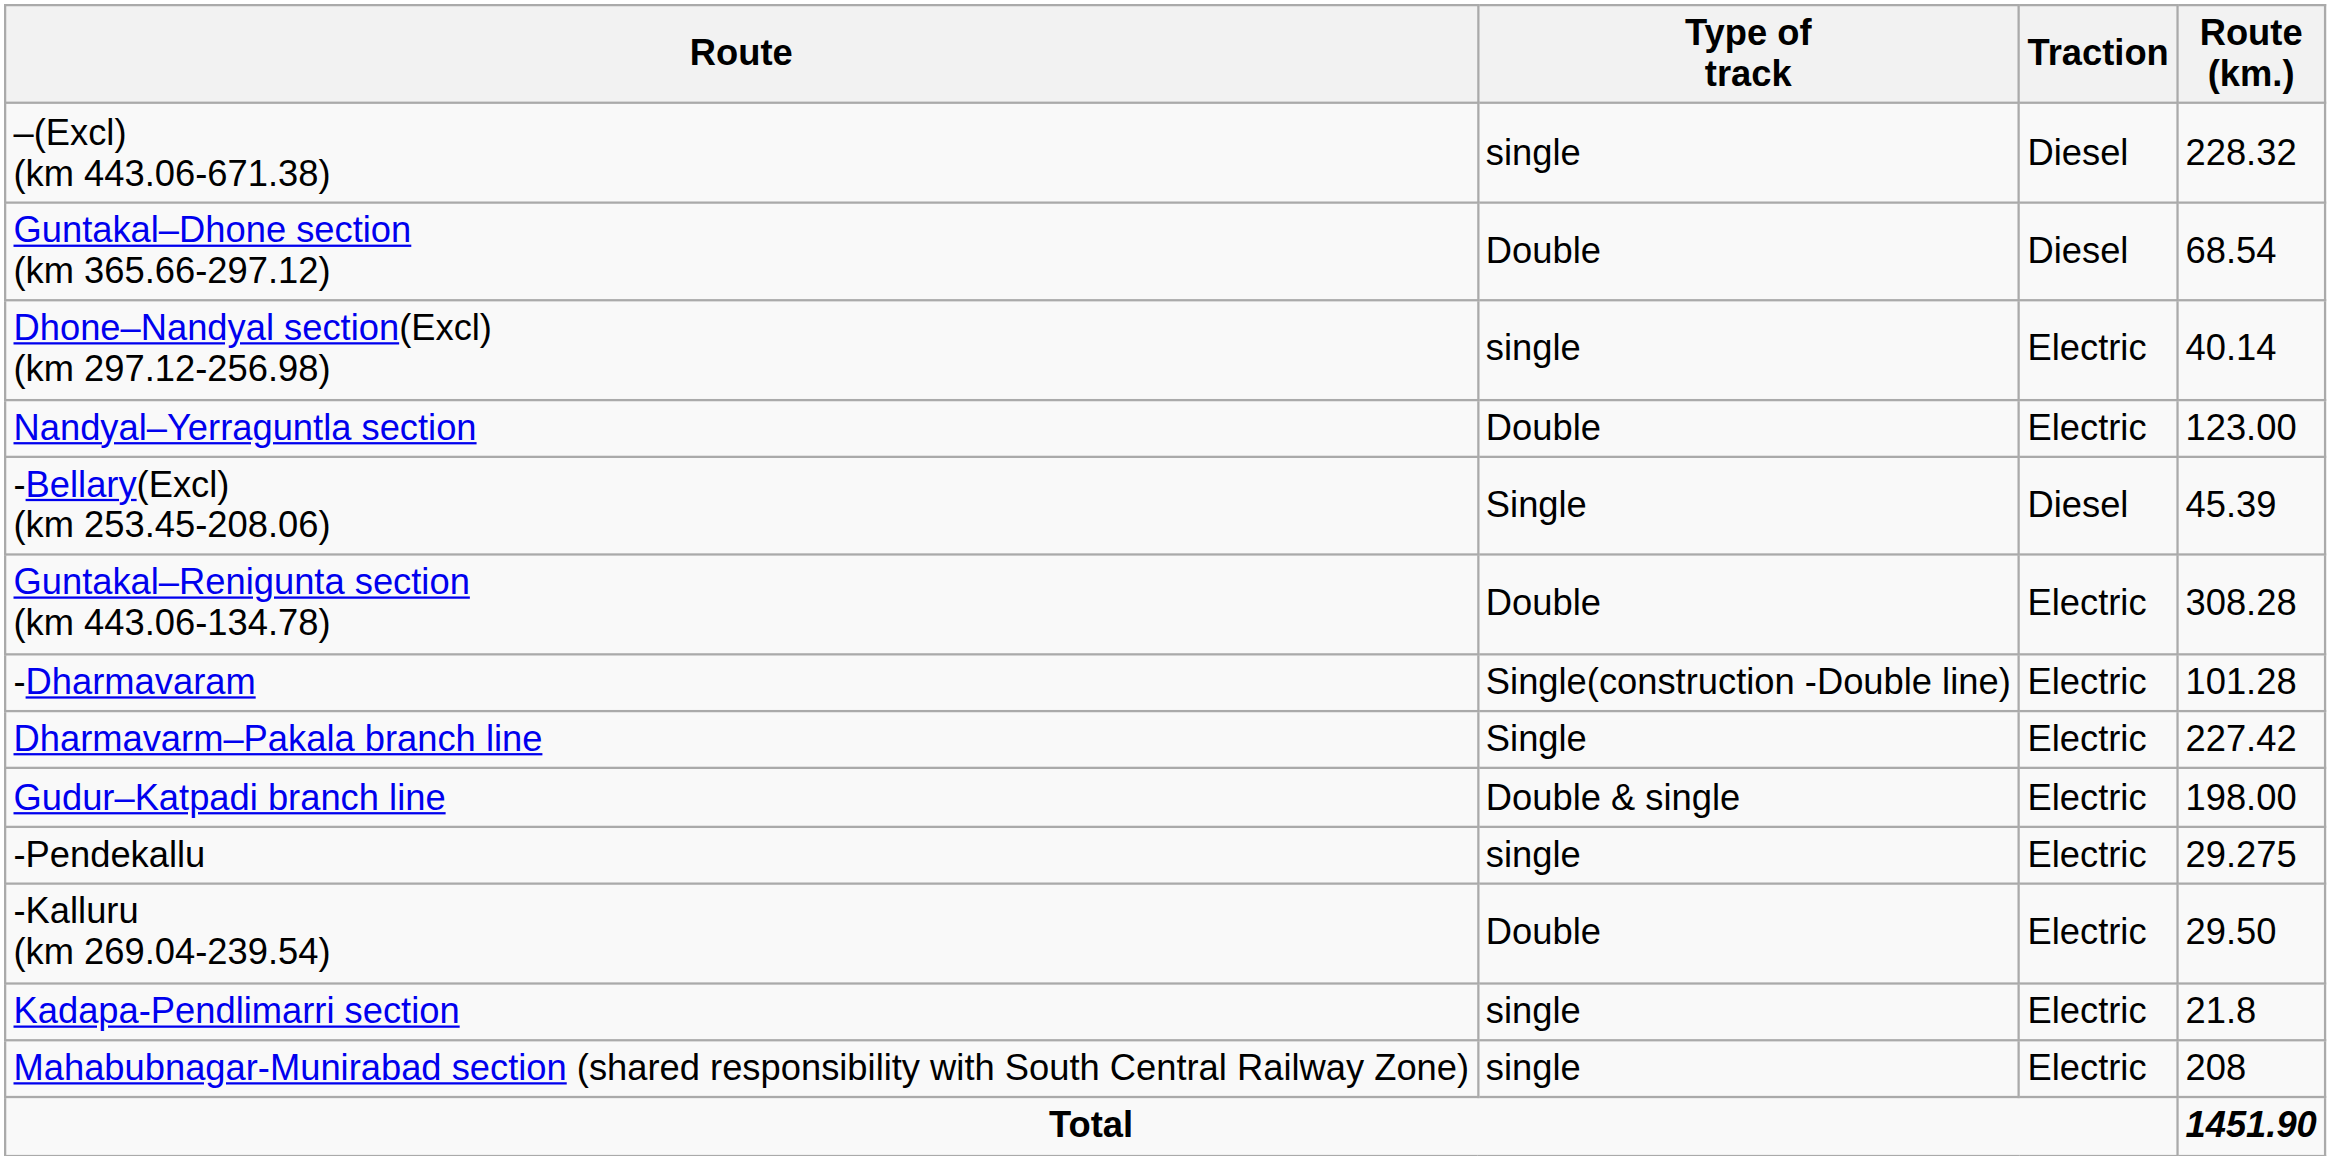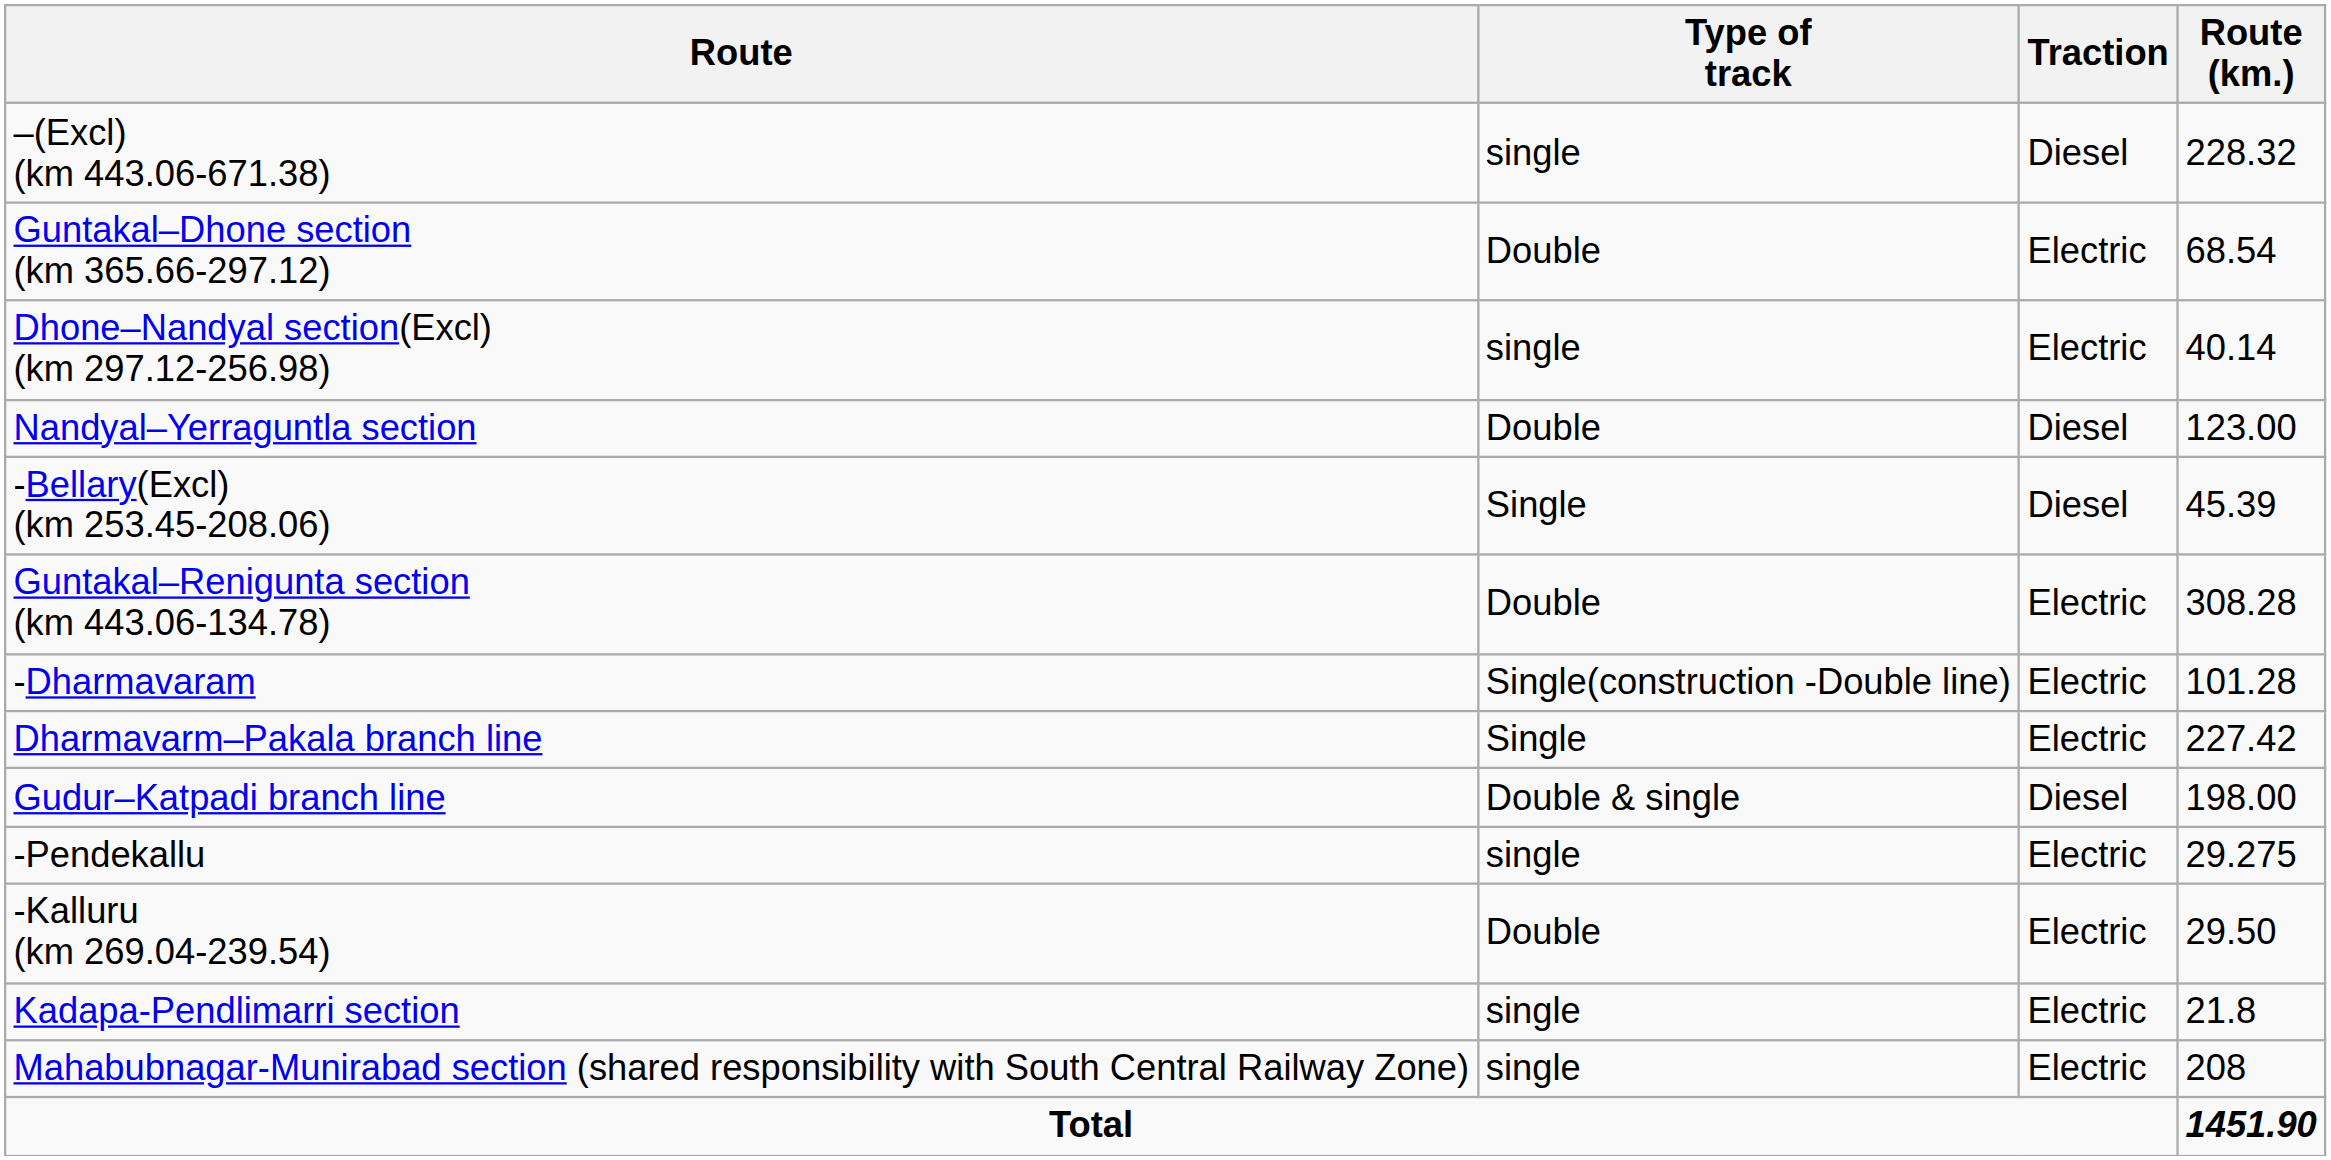(2078, 250) Diesel -> (2087, 250) Electric
(2087, 427) Electric -> (2078, 427) Diesel
(2087, 796) Electric -> (2078, 796) Diesel
